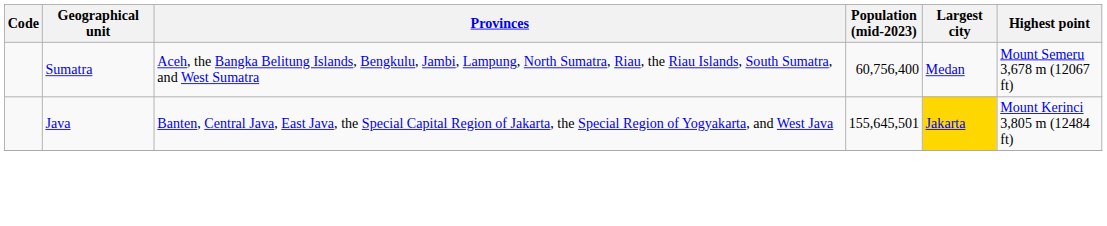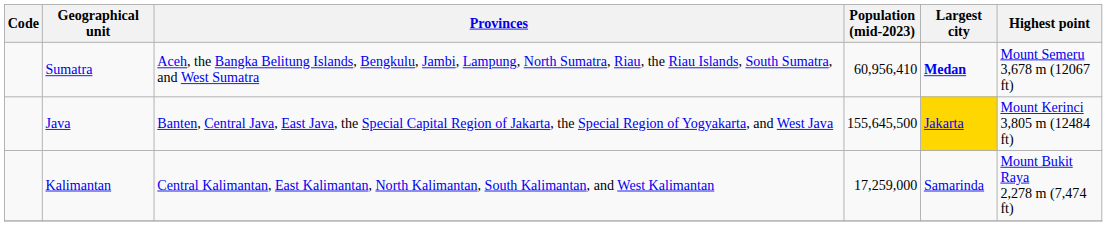(887, 69) 60,756,400 -> (886, 69) 60,956,410
(945, 69) normal -> (945, 69) bold
(884, 123) 155,645,501 -> (882, 123) 155,645,500
+ row: (78, 185)
